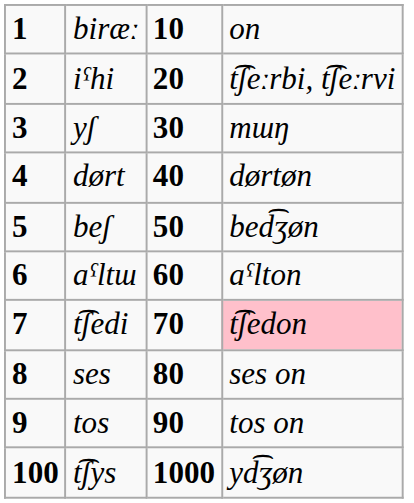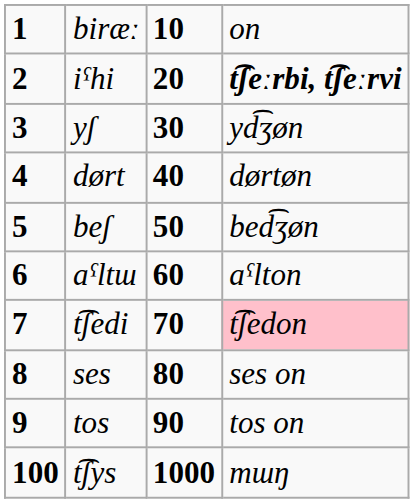(312, 78) normal -> (315, 78) bold
(259, 127) mɯŋ -> (266, 127) yd͡ʒøn
(266, 472) yd͡ʒøn -> (259, 472) mɯŋ
